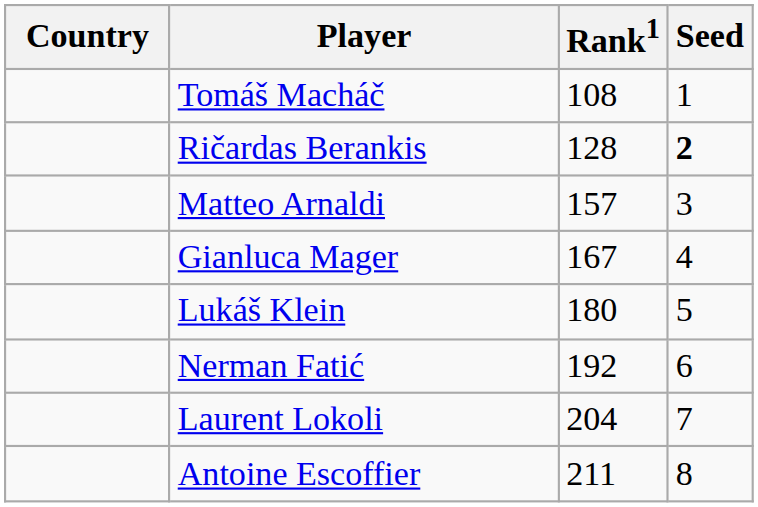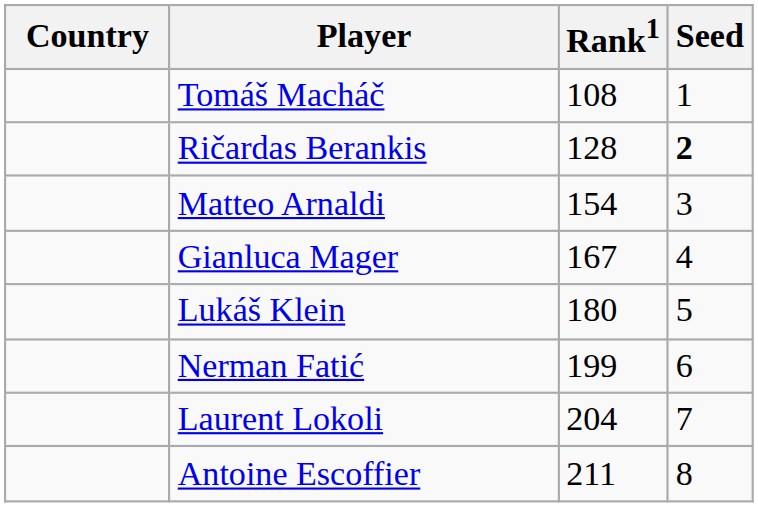(592, 202) 157 -> (592, 202) 154
(592, 365) 192 -> (592, 365) 199
